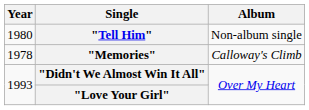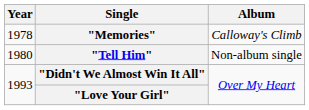rows swapped: (122, 54) <-> (122, 34)
